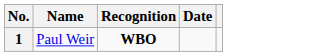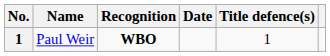+ column: (267, 16)
